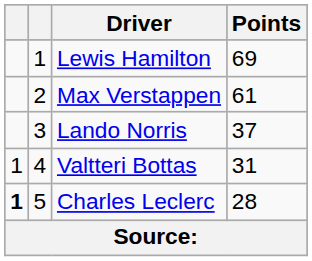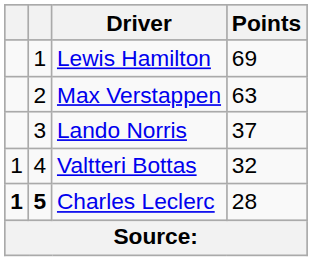(244, 94) 61 -> (244, 94) 63
(244, 166) 31 -> (244, 166) 32
(40, 201) normal -> (40, 201) bold
